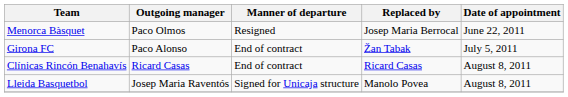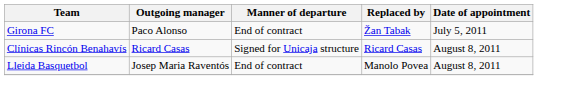- row: (46, 30)
(268, 65) End of contract -> (297, 48) Signed for Unicaja structure
(297, 83) Signed for Unicaja structure -> (268, 65) End of contract
